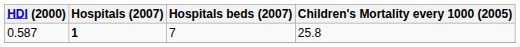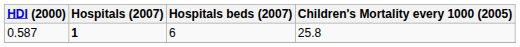(172, 33) 7 -> (172, 33) 6
